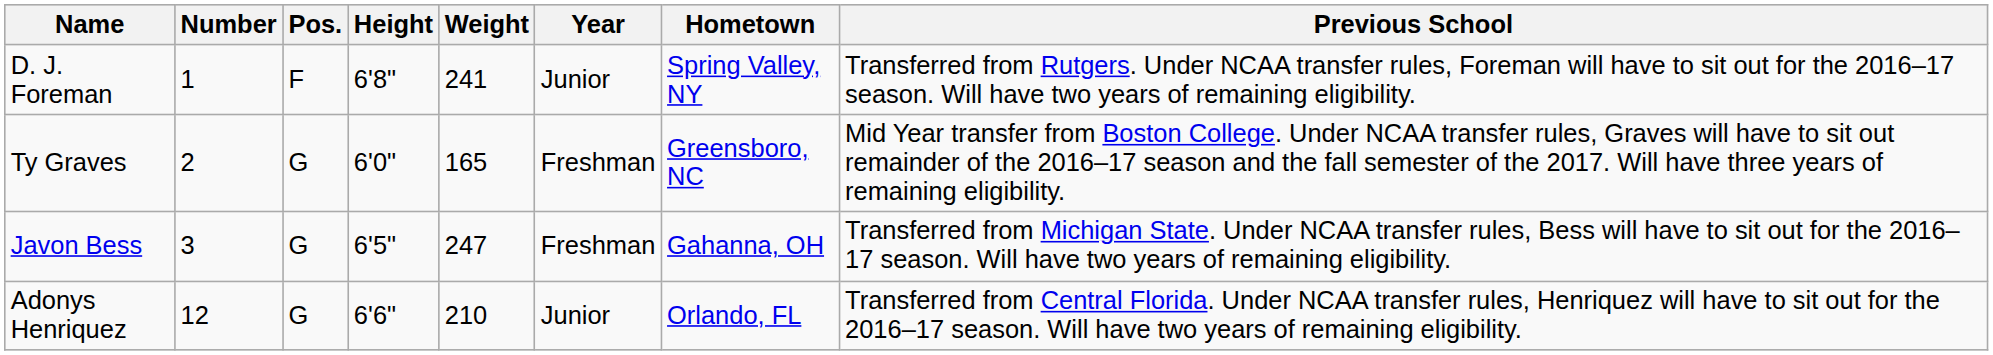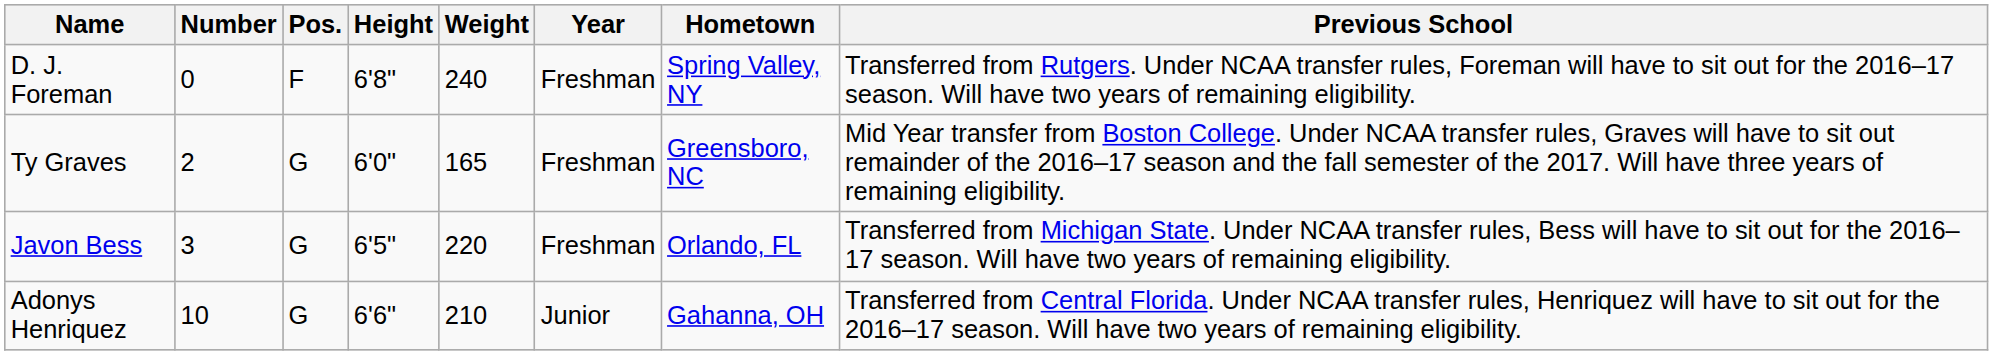(188, 79) 1 -> (188, 79) 0
(466, 79) 241 -> (466, 79) 240
(575, 79) Junior -> (598, 79) Freshman
(466, 245) 247 -> (466, 245) 220
(746, 245) Gahanna, OH -> (734, 245) Orlando, FL
(195, 314) 12 -> (195, 314) 10
(734, 314) Orlando, FL -> (746, 314) Gahanna, OH
